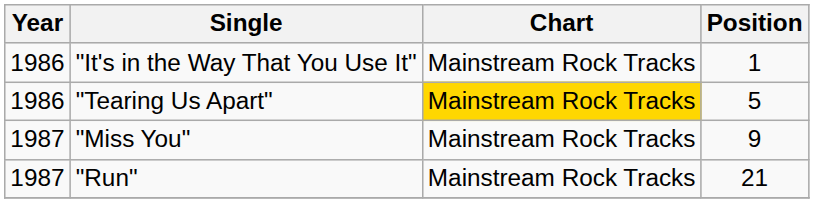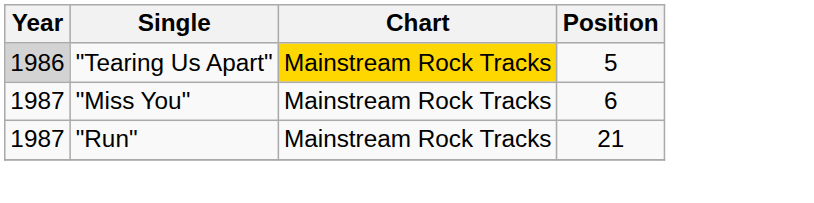- row: (246, 62)
(37, 100) no background -> (37, 62) lightgrey background
(755, 139) 9 -> (611, 100) 6
